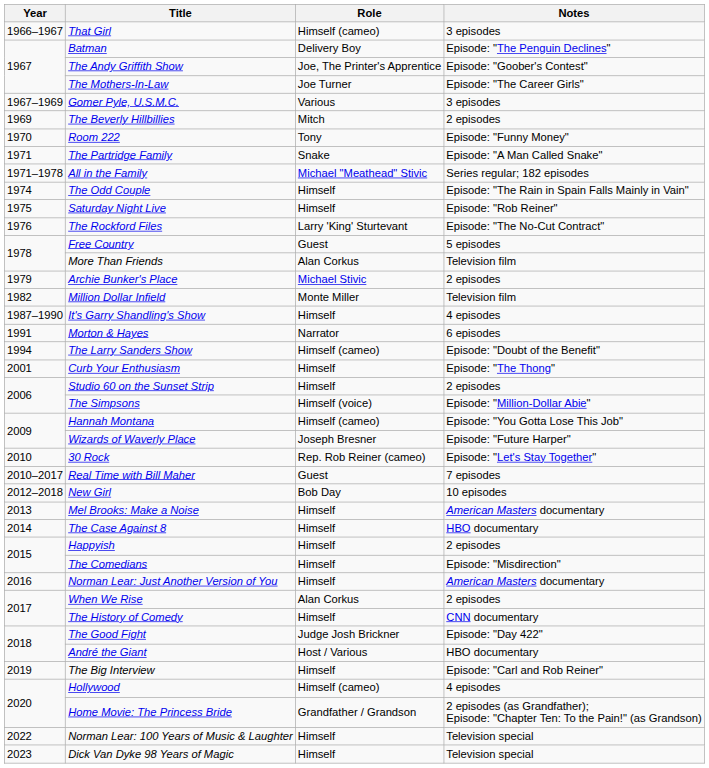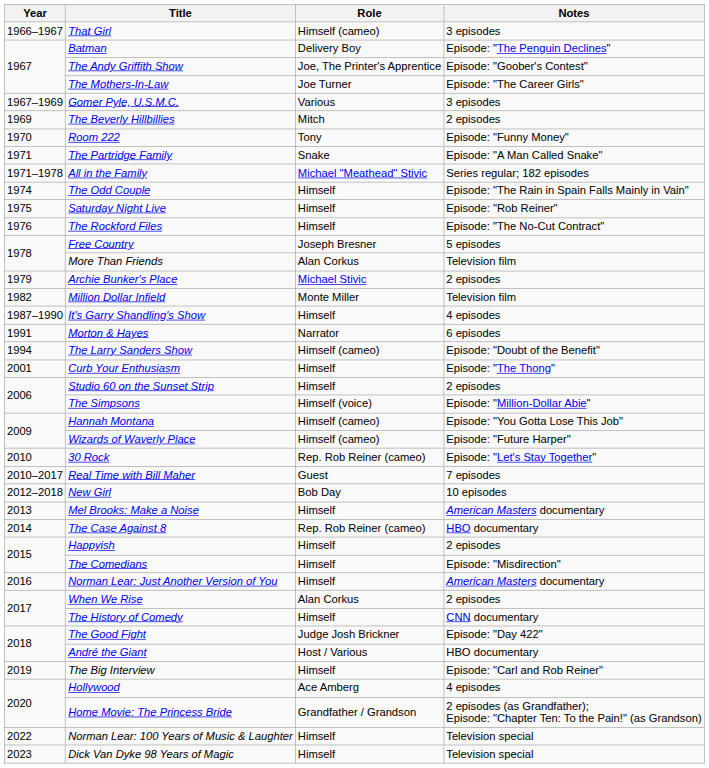(353, 226) Larry 'King' Sturtevant -> (317, 226) Himself
(313, 244) Guest -> (337, 244) Joseph Bresner
(337, 439) Joseph Bresner -> (339, 439) Himself (cameo)
(317, 528) Himself -> (362, 528) Rep. Rob Reiner (cameo)
(339, 688) Himself (cameo) -> (328, 688) Ace Amberg
